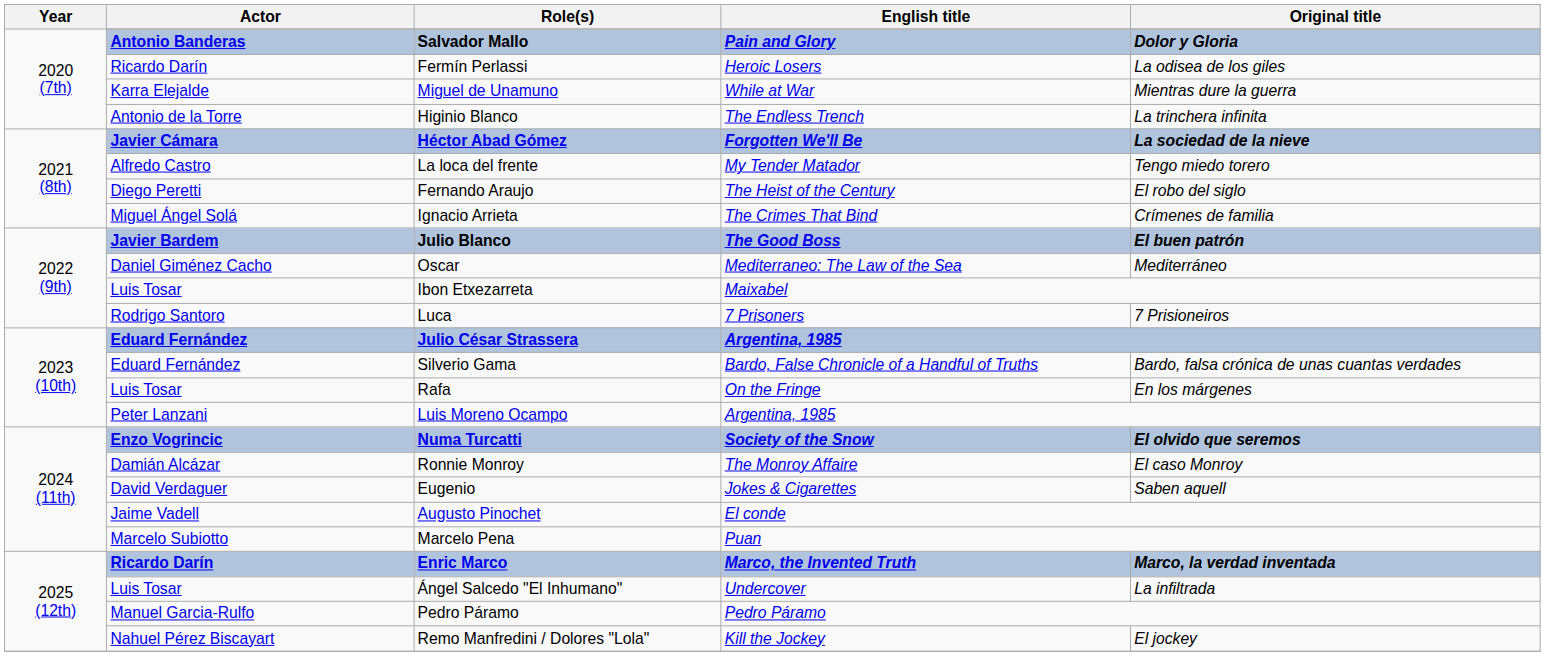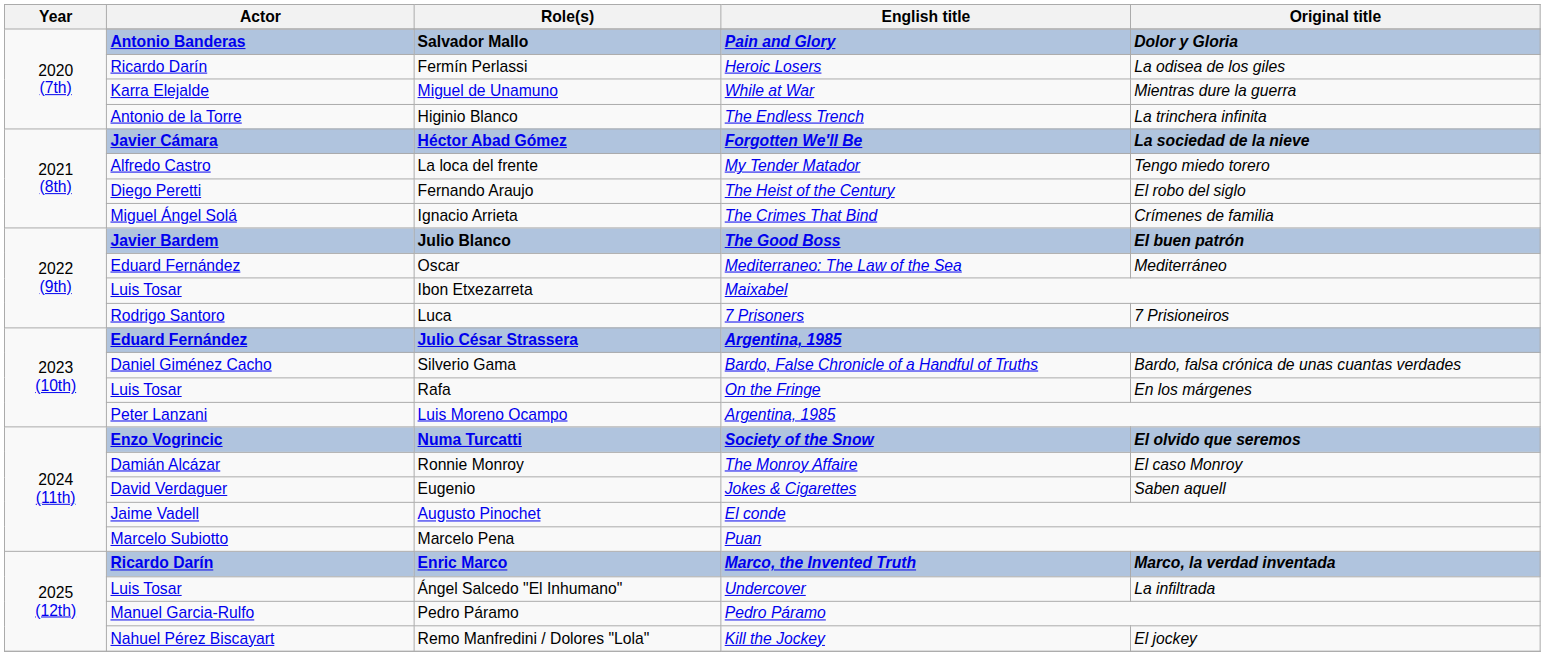(191, 265) Daniel Giménez Cacho -> (175, 265) Eduard Fernández
(175, 365) Eduard Fernández -> (191, 365) Daniel Giménez Cacho
